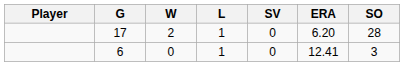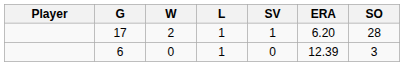(272, 33) 0 -> (272, 33) 1
(323, 52) 12.41 -> (323, 52) 12.39
